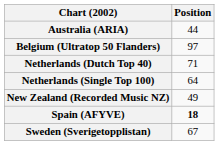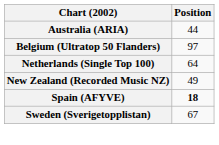- row: (88, 64)
